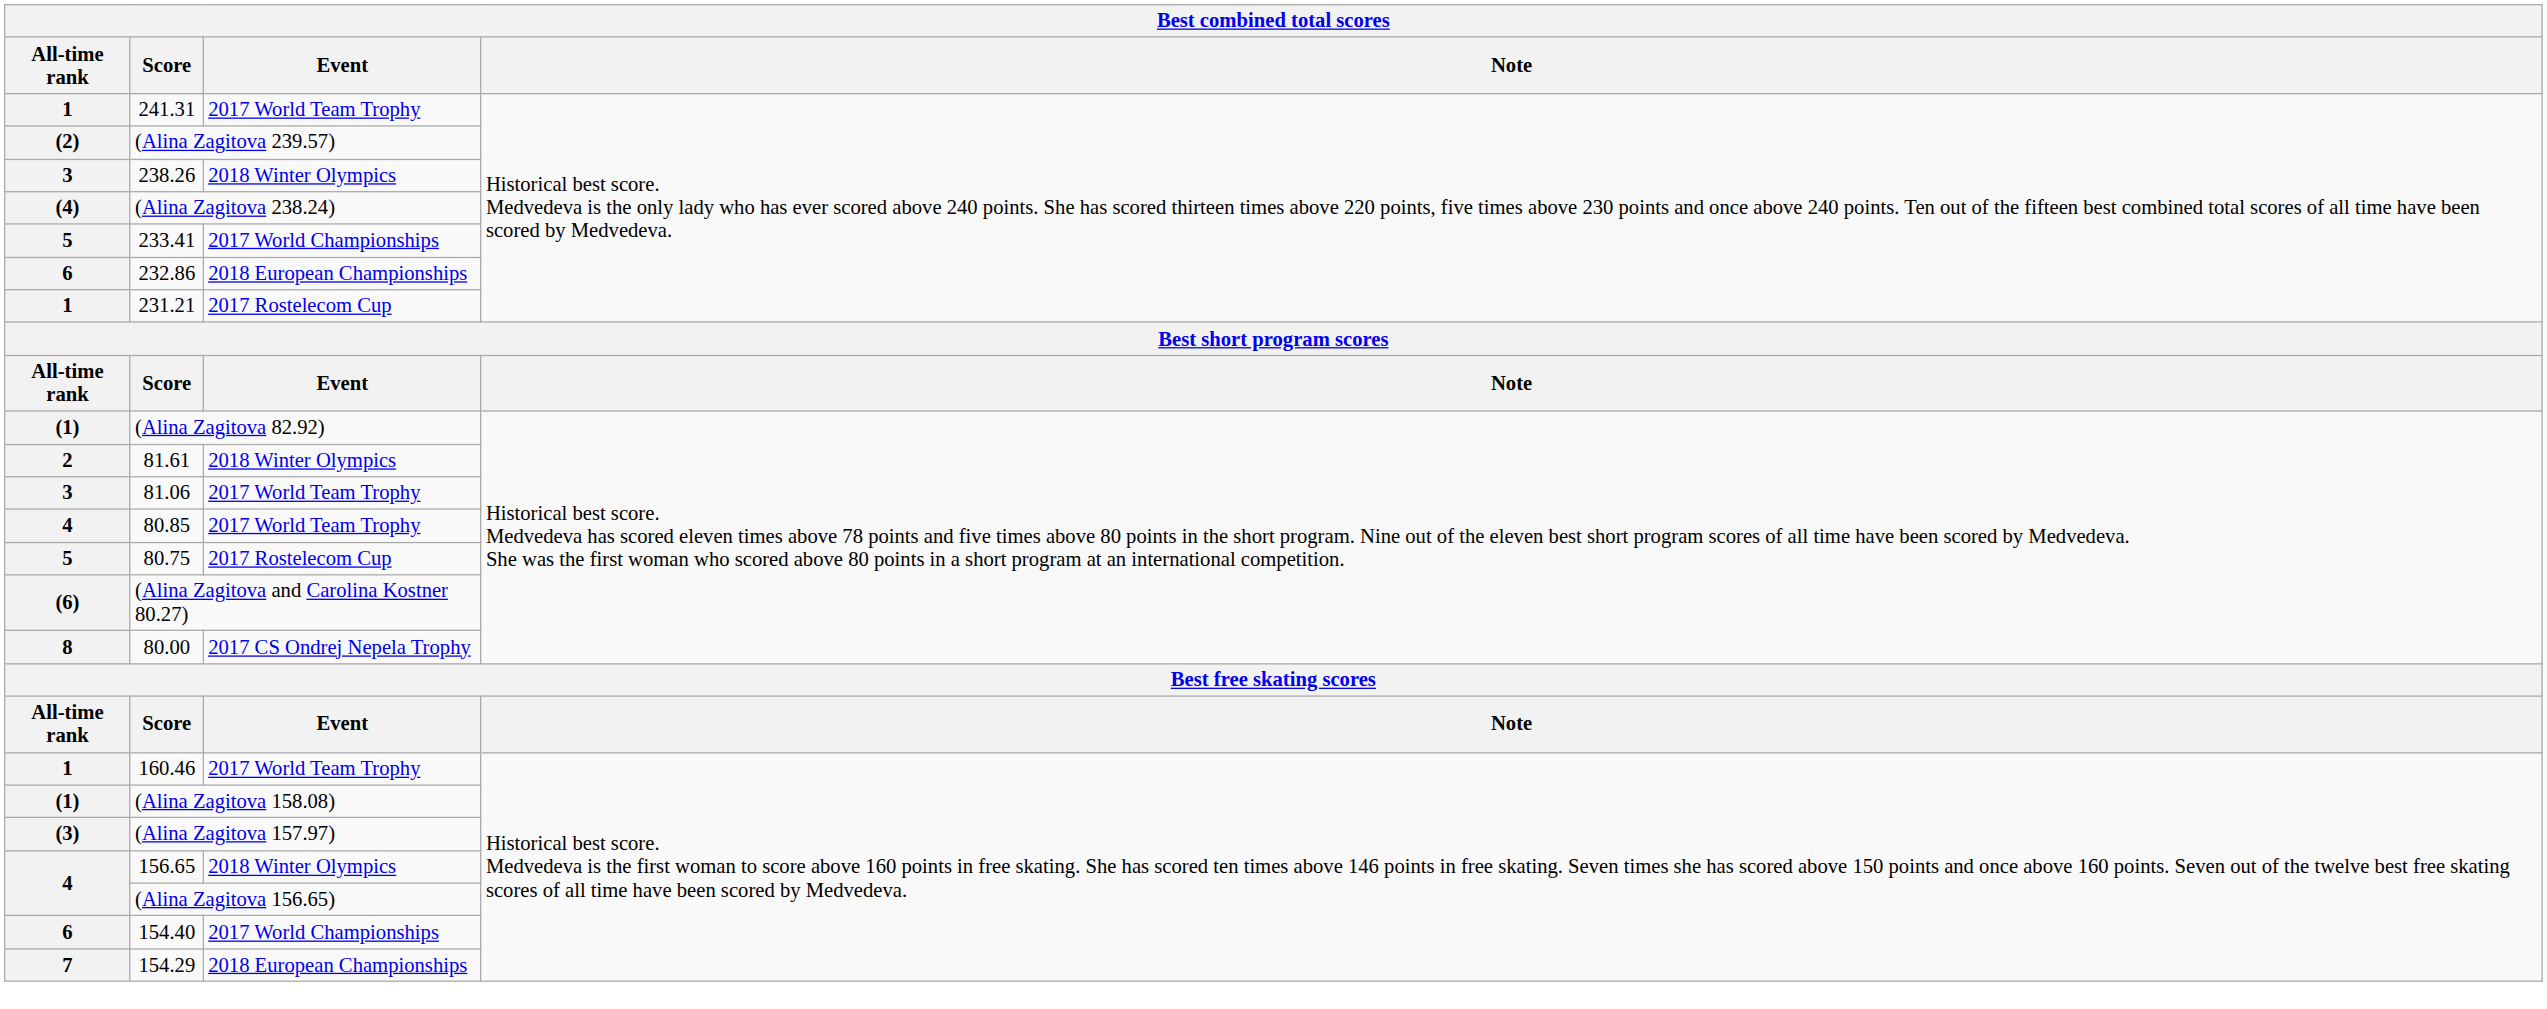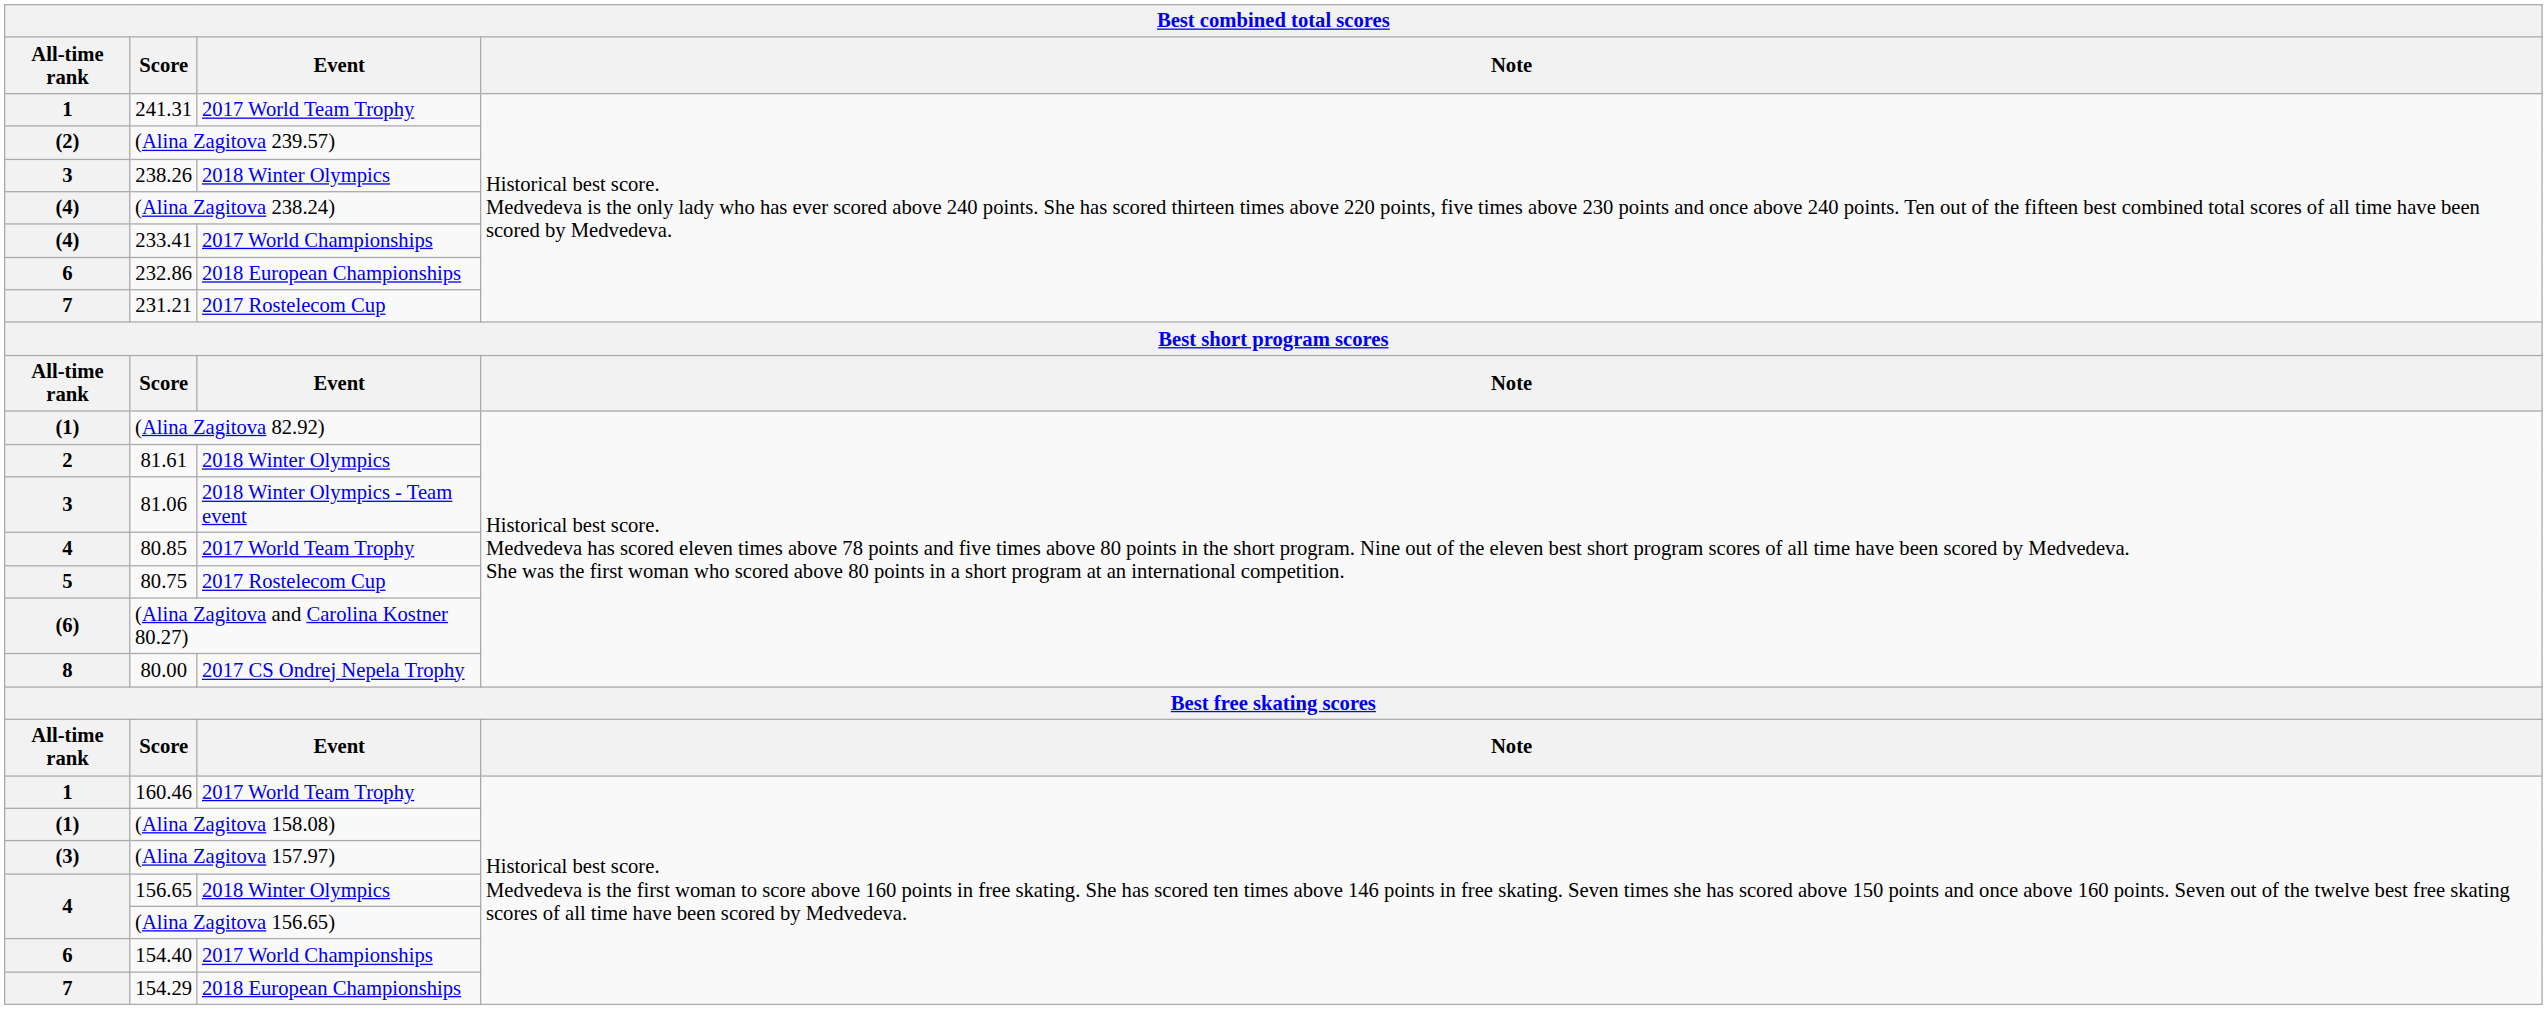(67, 240) 5 -> (67, 240) (4)
(67, 305) 1 -> (67, 305) 7
(314, 492) 2017 World Team Trophy -> (327, 504) 2018 Winter Olympics - Team event
